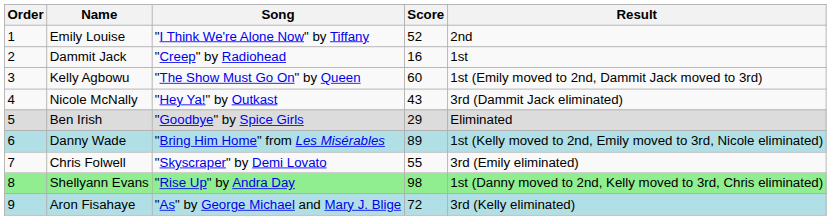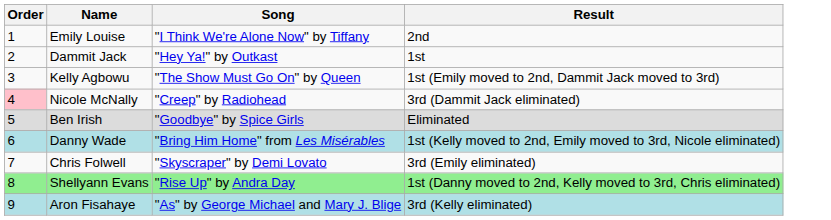- column: (426, 15)
(220, 57) "Creep" by Radiohead -> (216, 57) "Hey Ya!" by Outkast
(11, 99) no background -> (11, 99) pink background
(216, 99) "Hey Ya!" by Outkast -> (220, 99) "Creep" by Radiohead
